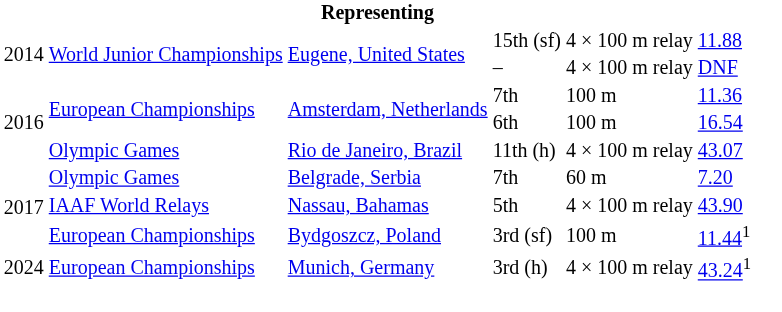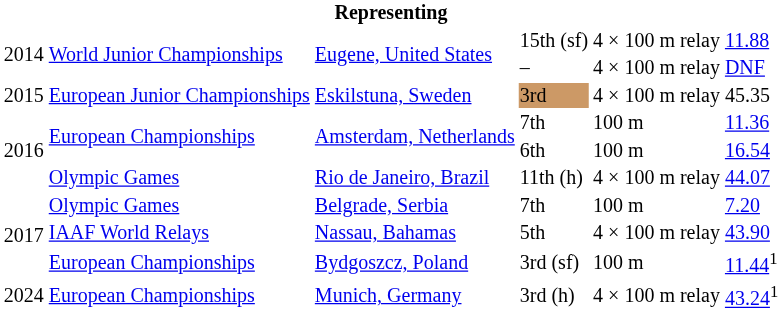+ row: (393, 95)
(720, 150) 43.07 -> (747, 177) 44.07
(586, 177) 60 m -> (618, 205) 100 m
